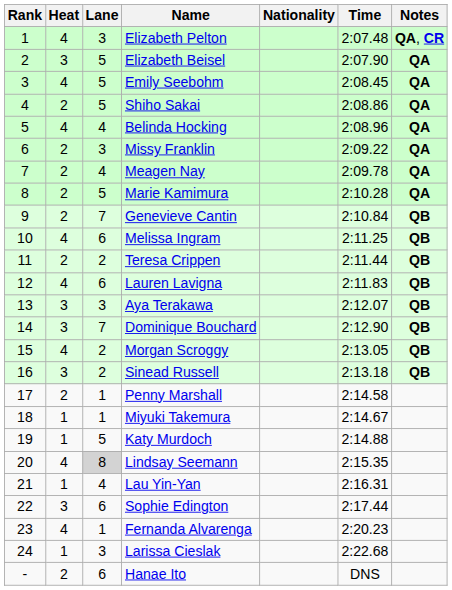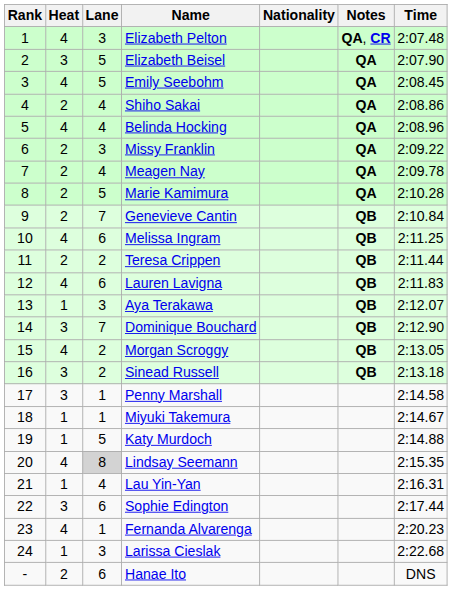columns swapped: (365, 15) <-> (420, 15)
(102, 104) 5 -> (102, 104) 4
(64, 305) 3 -> (64, 305) 1
(64, 395) 2 -> (64, 395) 3
